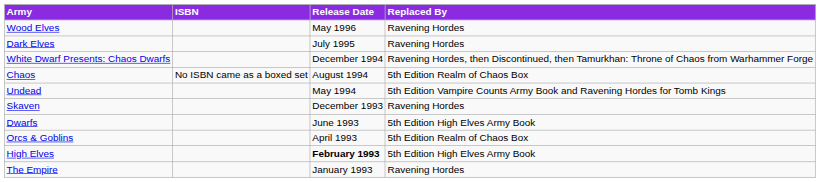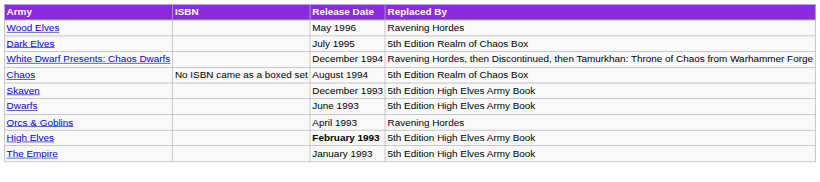(426, 43) Ravening Hordes -> (458, 43) 5th Edition Realm of Chaos Box
- row: (24, 91)
(426, 106) Ravening Hordes -> (461, 91) 5th Edition High Elves Army Book
(458, 138) 5th Edition Realm of Chaos Box -> (426, 122) Ravening Hordes
(426, 169) Ravening Hordes -> (461, 153) 5th Edition High Elves Army Book
